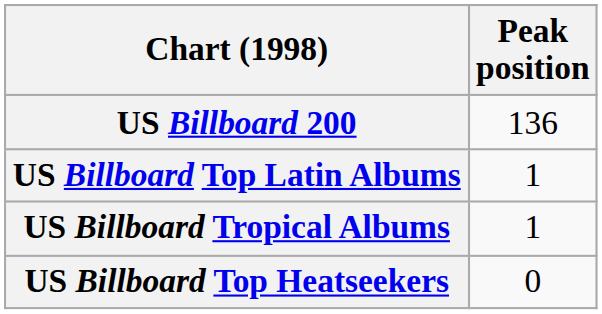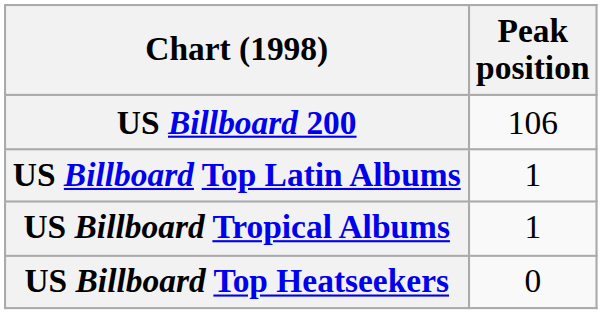(533, 121) 136 -> (533, 121) 106
